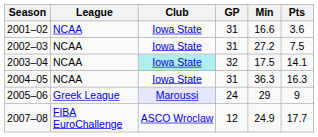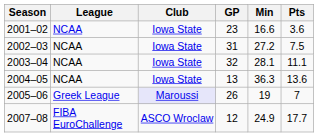(232, 29) 31 -> (232, 29) 23
(177, 63) paleturquoise background -> (177, 63) no background
(264, 63) 17.5 -> (264, 63) 28.1
(297, 63) 14.1 -> (297, 63) 11.1
(232, 79) 31 -> (232, 79) 13
(297, 79) 16.3 -> (297, 79) 13.6
(232, 96) 24 -> (232, 96) 26
(264, 96) 29 -> (264, 96) 19
(297, 96) 9 -> (297, 96) 7
